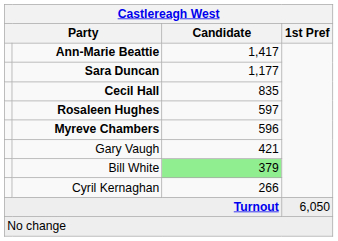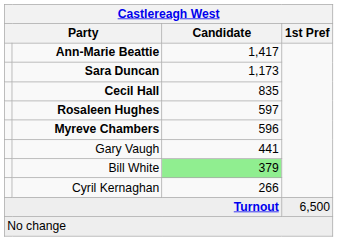(264, 71) 1,177 -> (264, 71) 1,173
(269, 149) 421 -> (269, 149) 441
(315, 206) 6,050 -> (315, 206) 6,500
